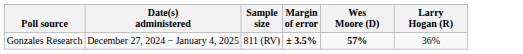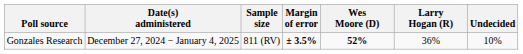+ column: (493, 24)
(357, 41) 57% -> (357, 41) 52%
